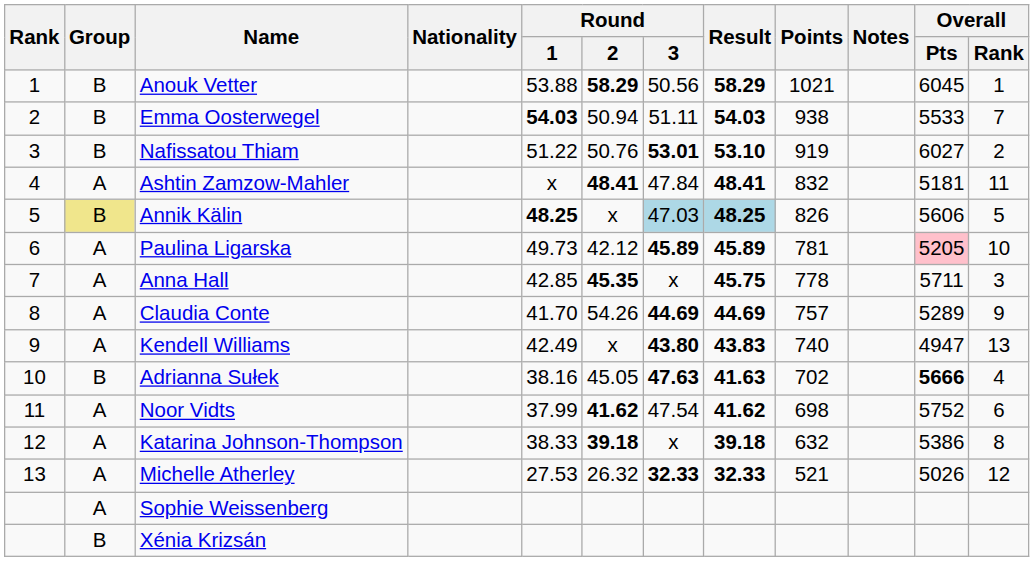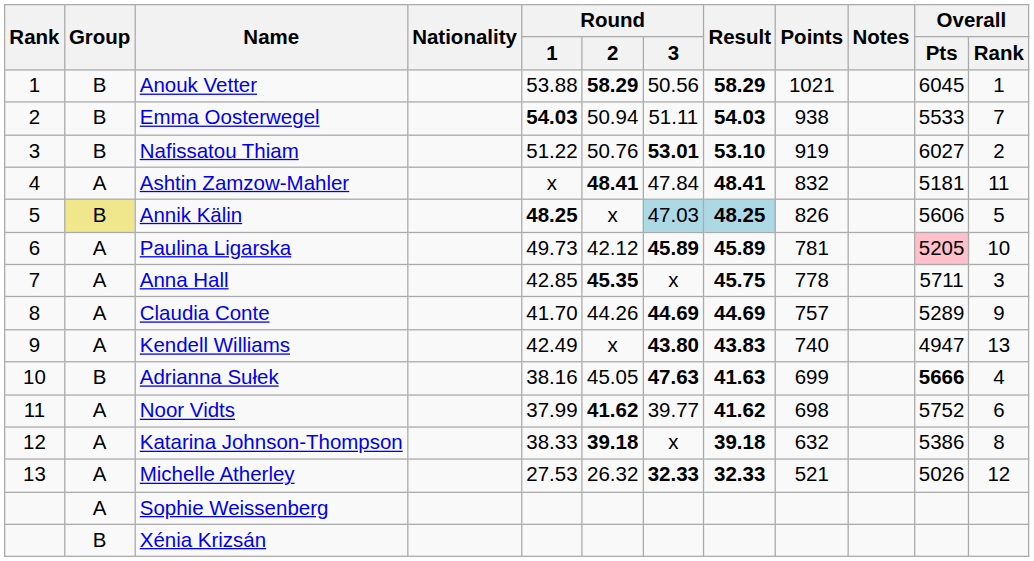(613, 313) 54.26 -> (613, 313) 44.26
(812, 378) 702 -> (812, 378) 699
(673, 410) 47.54 -> (673, 410) 39.77
